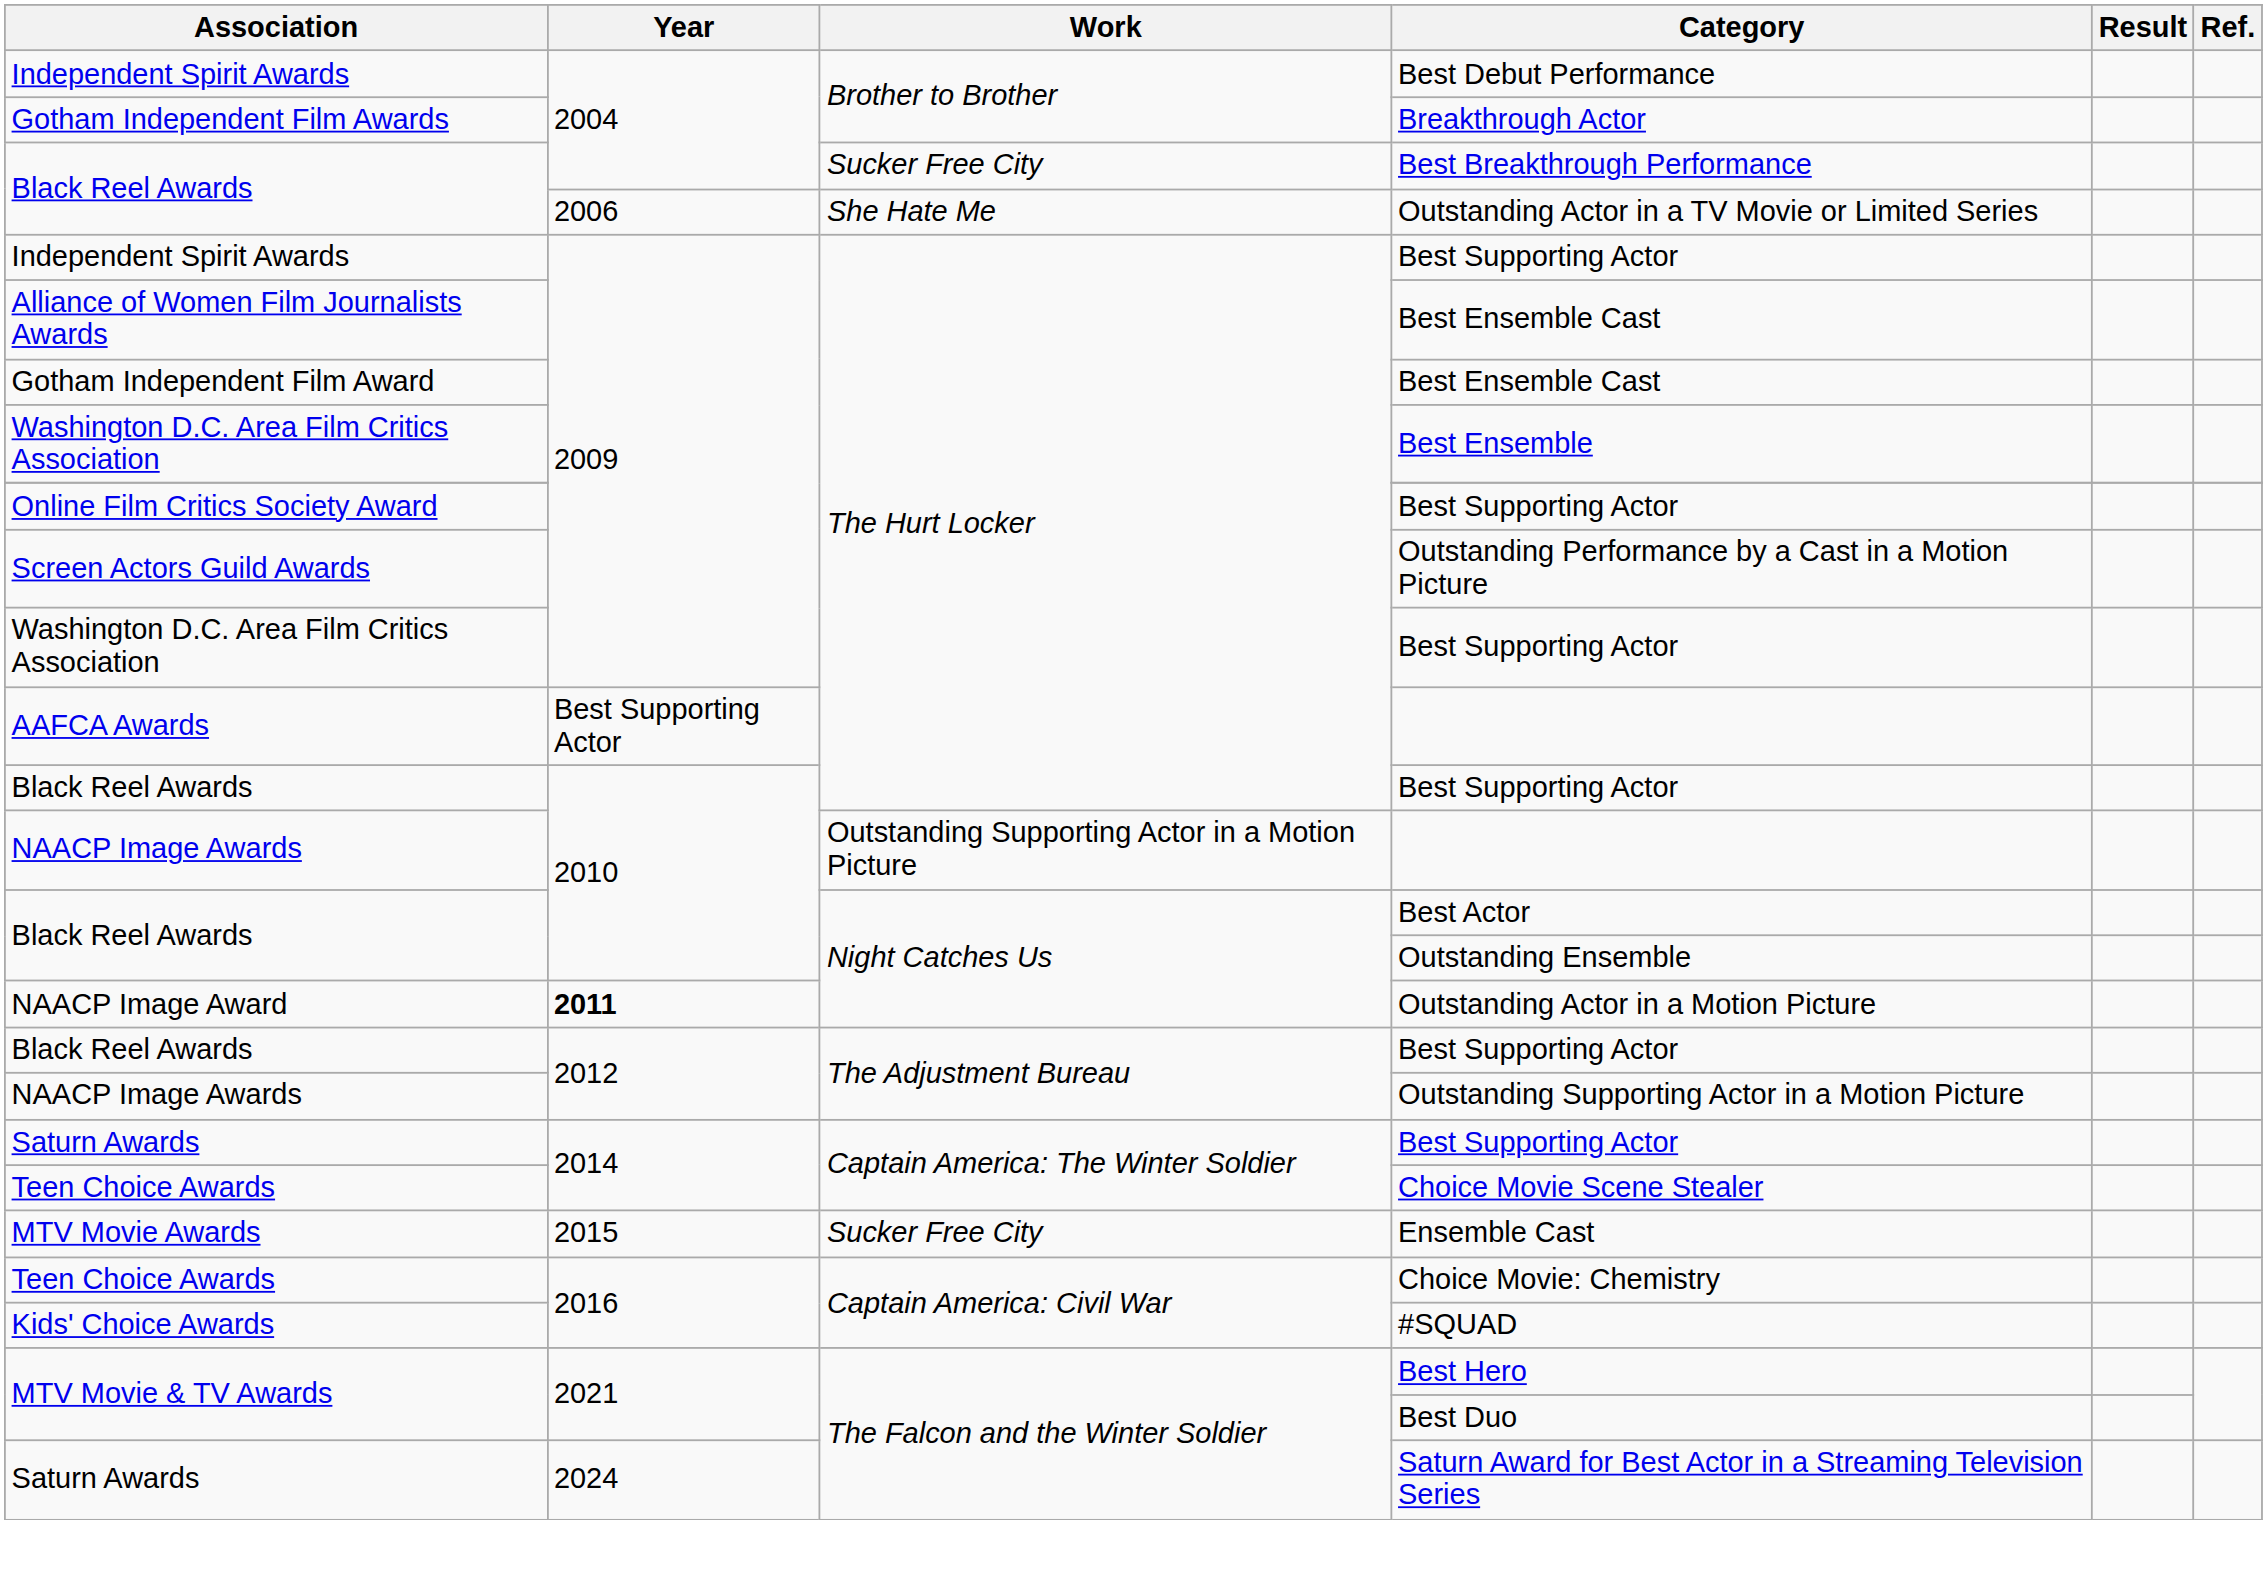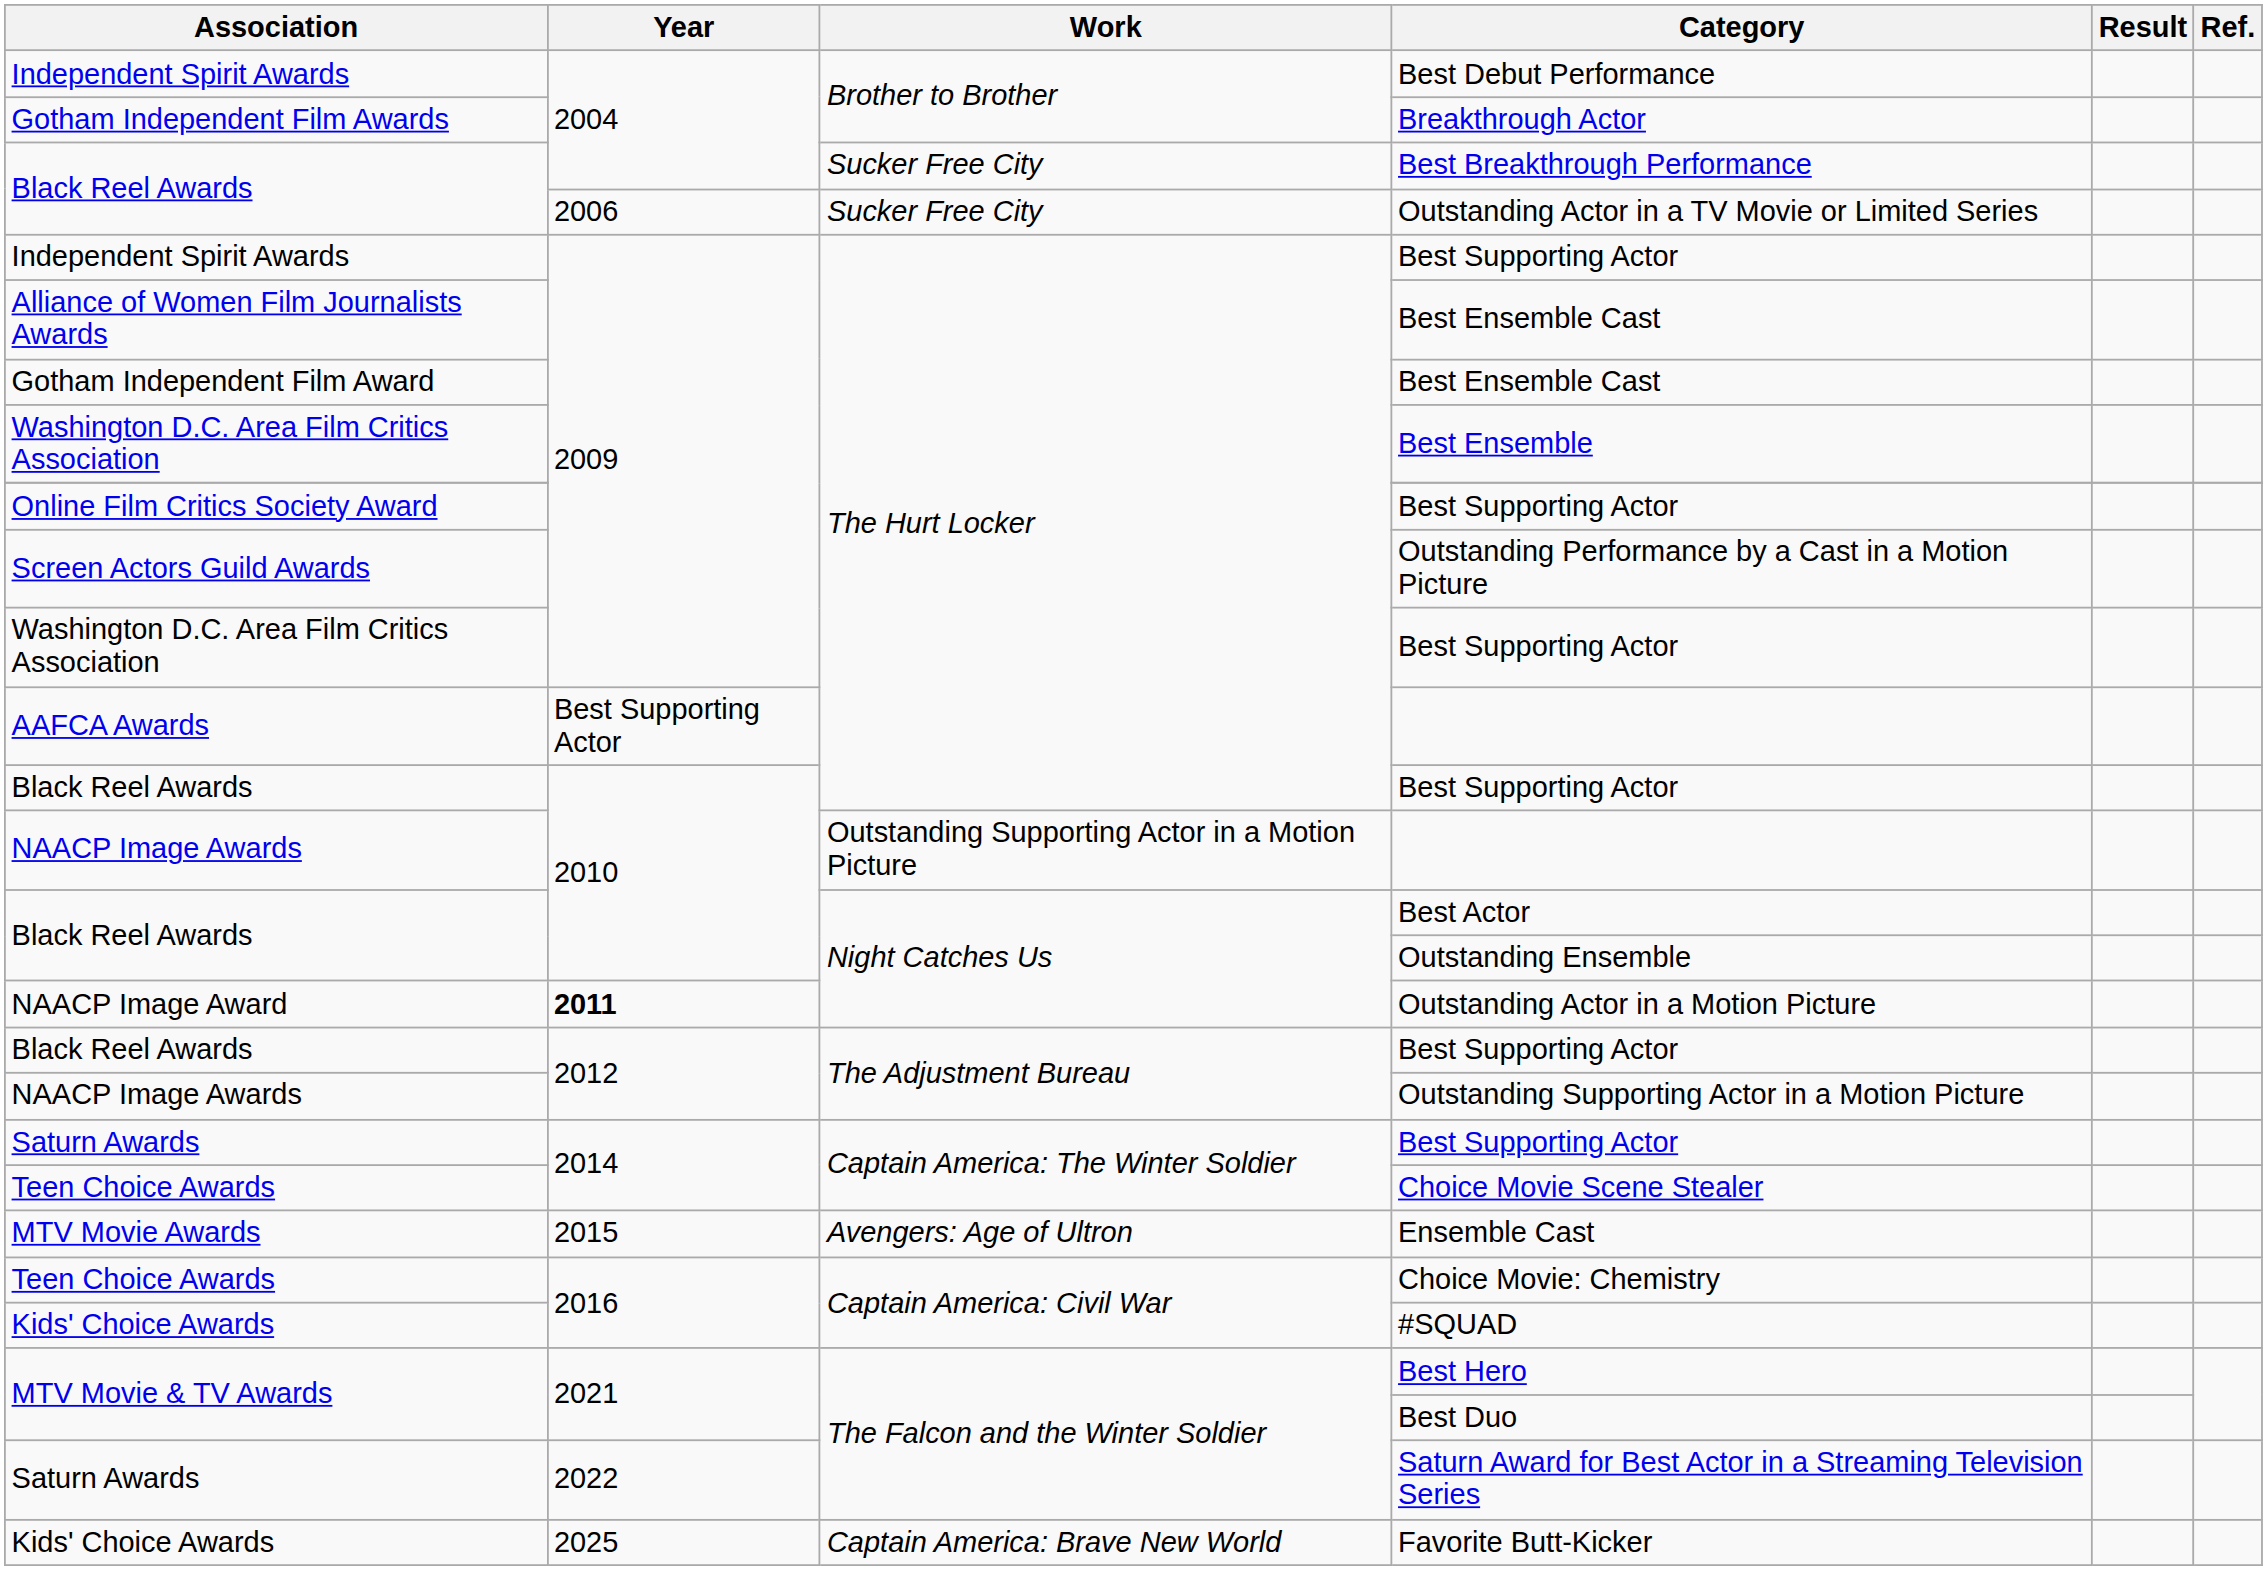(911, 211) She Hate Me -> (935, 211) Sucker Free City
(935, 1233) Sucker Free City -> (980, 1233) Avengers: Age of Ultron
(586, 1479) 2024 -> (586, 1479) 2022
+ row: (143, 1541)
